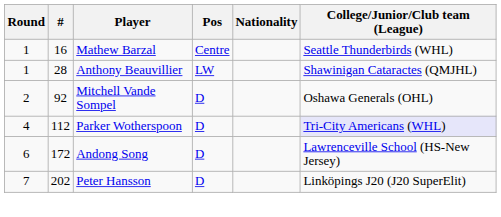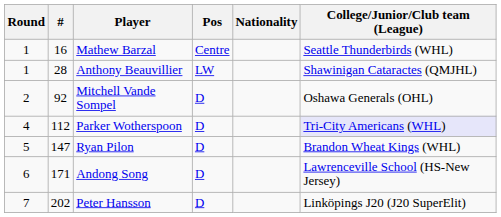+ row: (105, 146)
(61, 153) 172 -> (61, 174) 171
